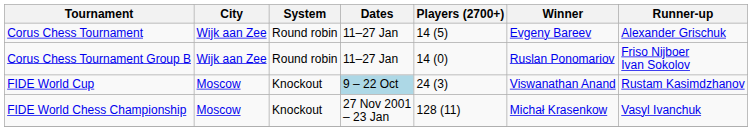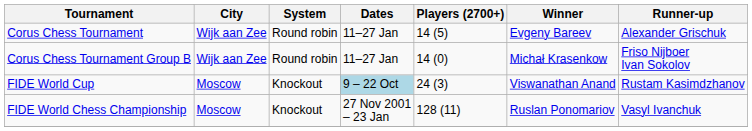(562, 58) Ruslan Ponomariov -> (559, 58) Michał Krasenkow
(559, 110) Michał Krasenkow -> (562, 110) Ruslan Ponomariov
